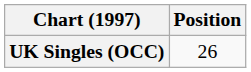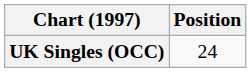(207, 51) 26 -> (207, 51) 24
